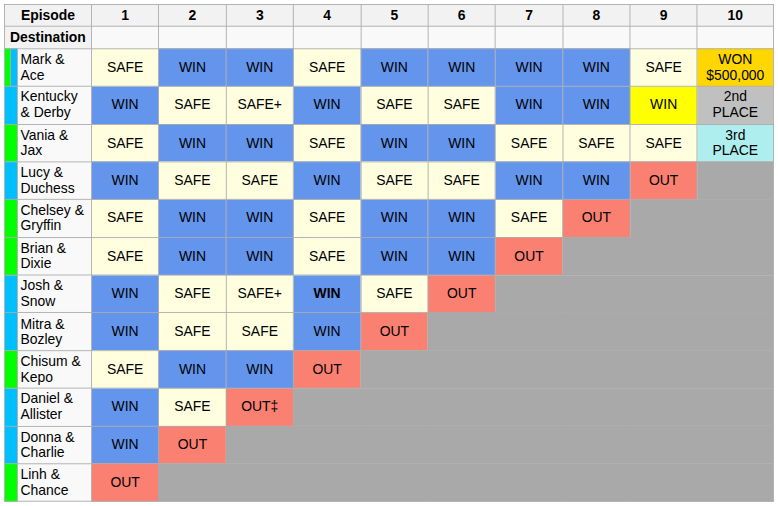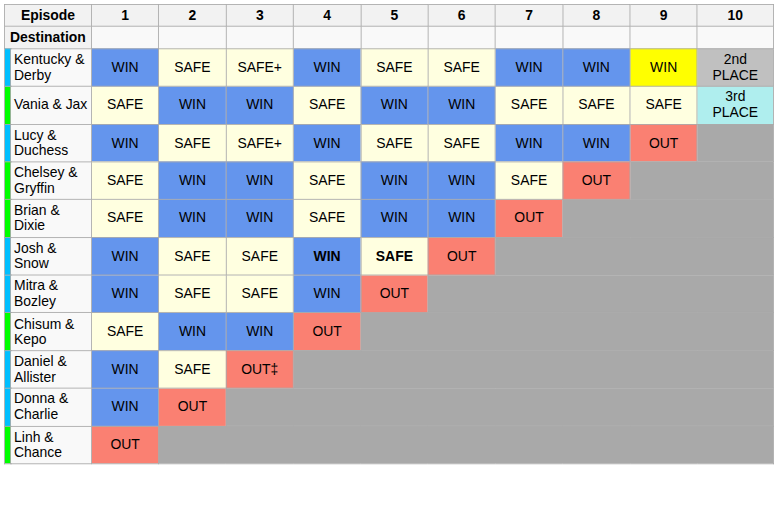- row: (43, 67)
(260, 180) SAFE -> (260, 142) SAFE+
(260, 293) SAFE+ -> (260, 256) SAFE
(394, 293) normal -> (394, 256) bold
